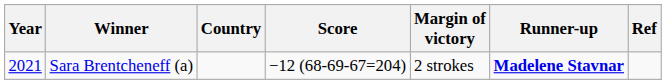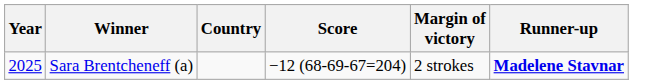- column: (644, 28)
(25, 65) 2021 -> (25, 65) 2025
